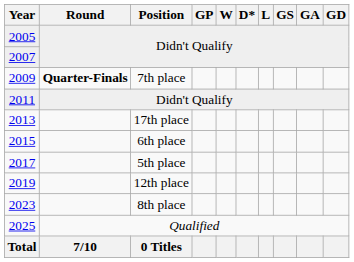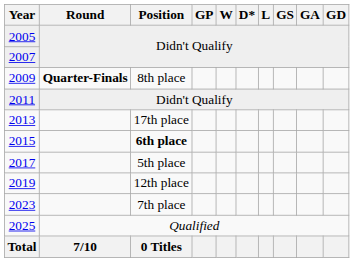(161, 78) 7th place -> (161, 78) 8th place
(161, 141) normal -> (161, 141) bold
(161, 204) 8th place -> (161, 204) 7th place
